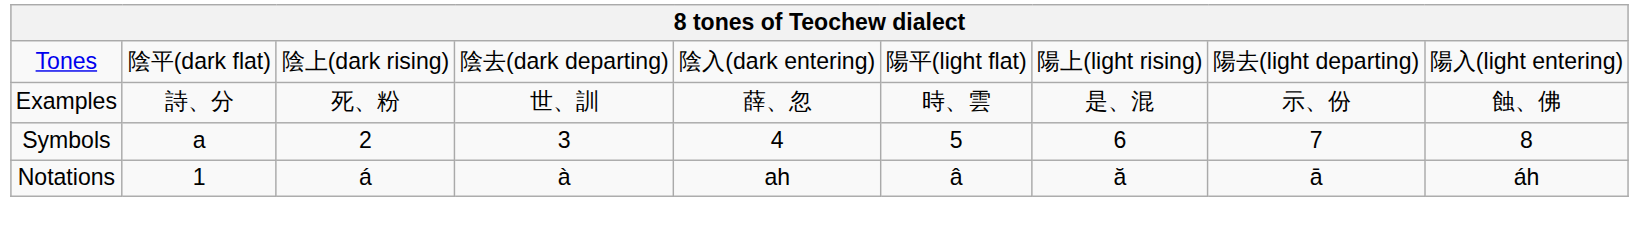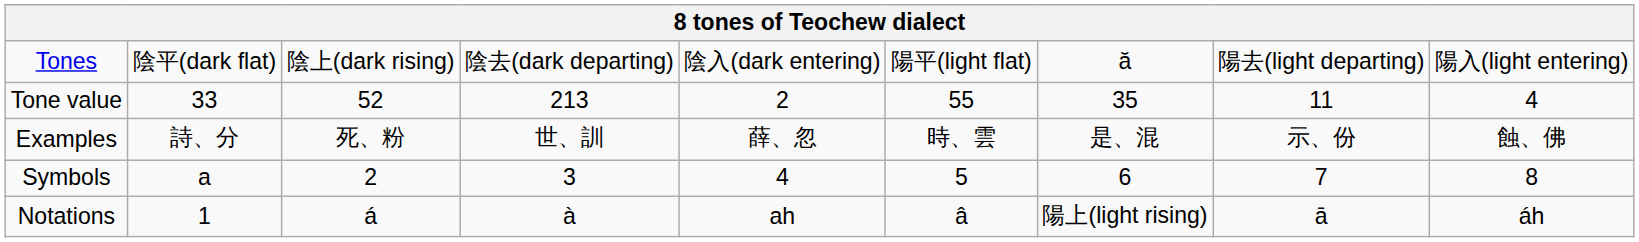(1120, 60) 陽上(light rising) -> (1125, 61) ă
+ row: (66, 100)
(1120, 177) ă -> (1125, 215) 陽上(light rising)
